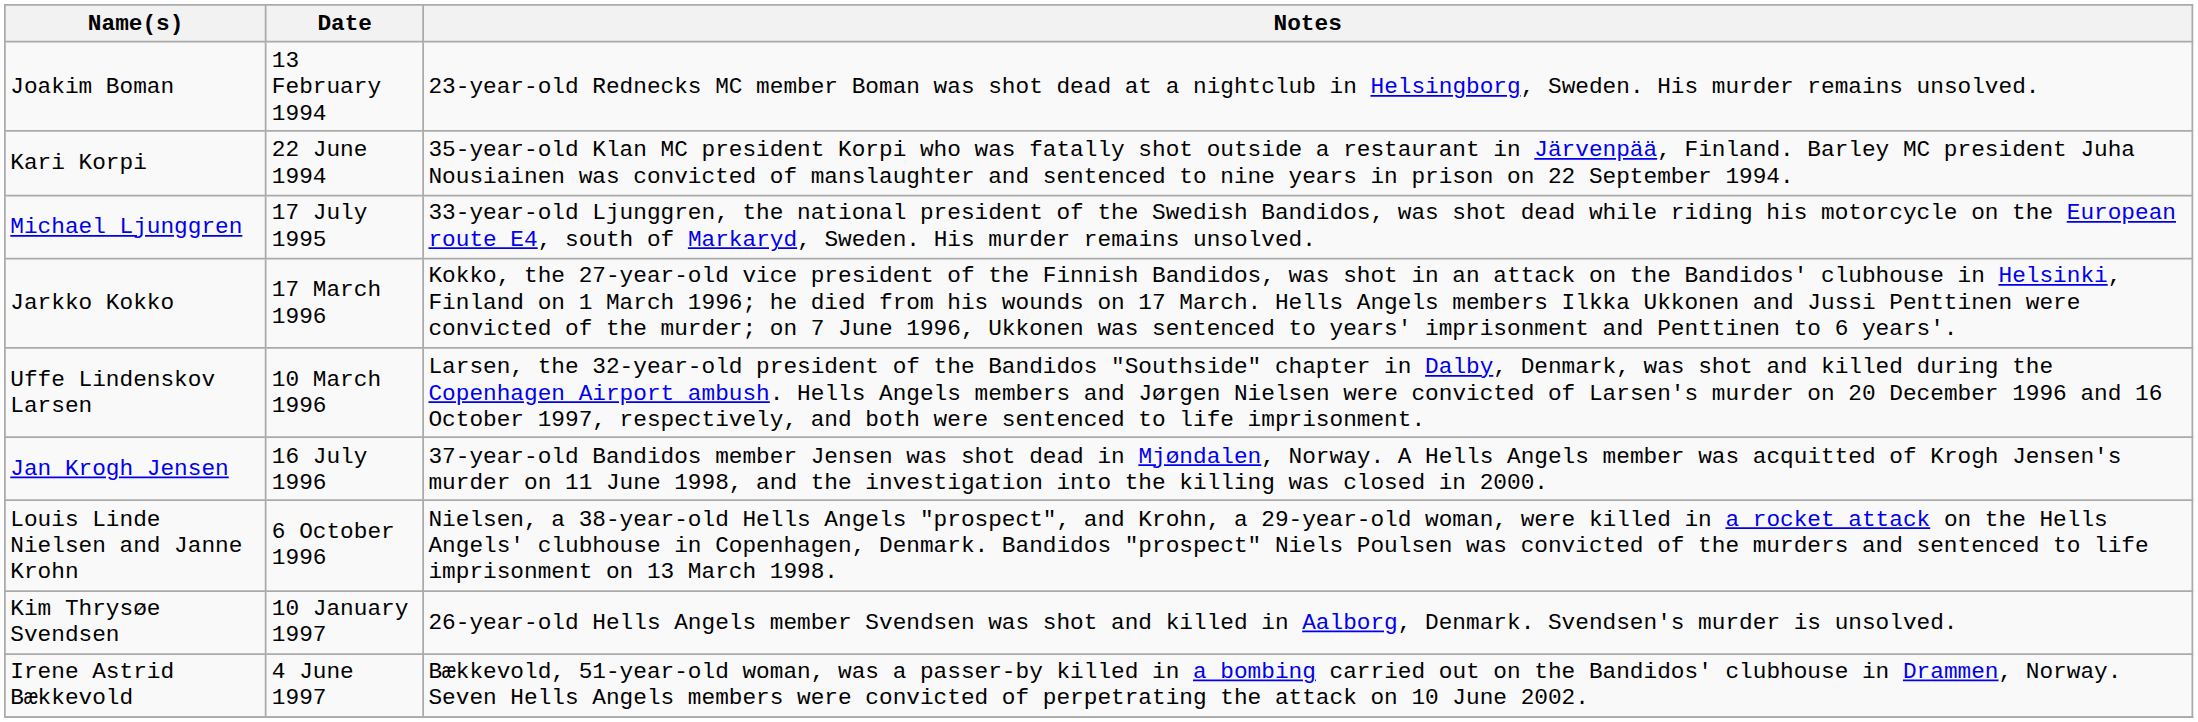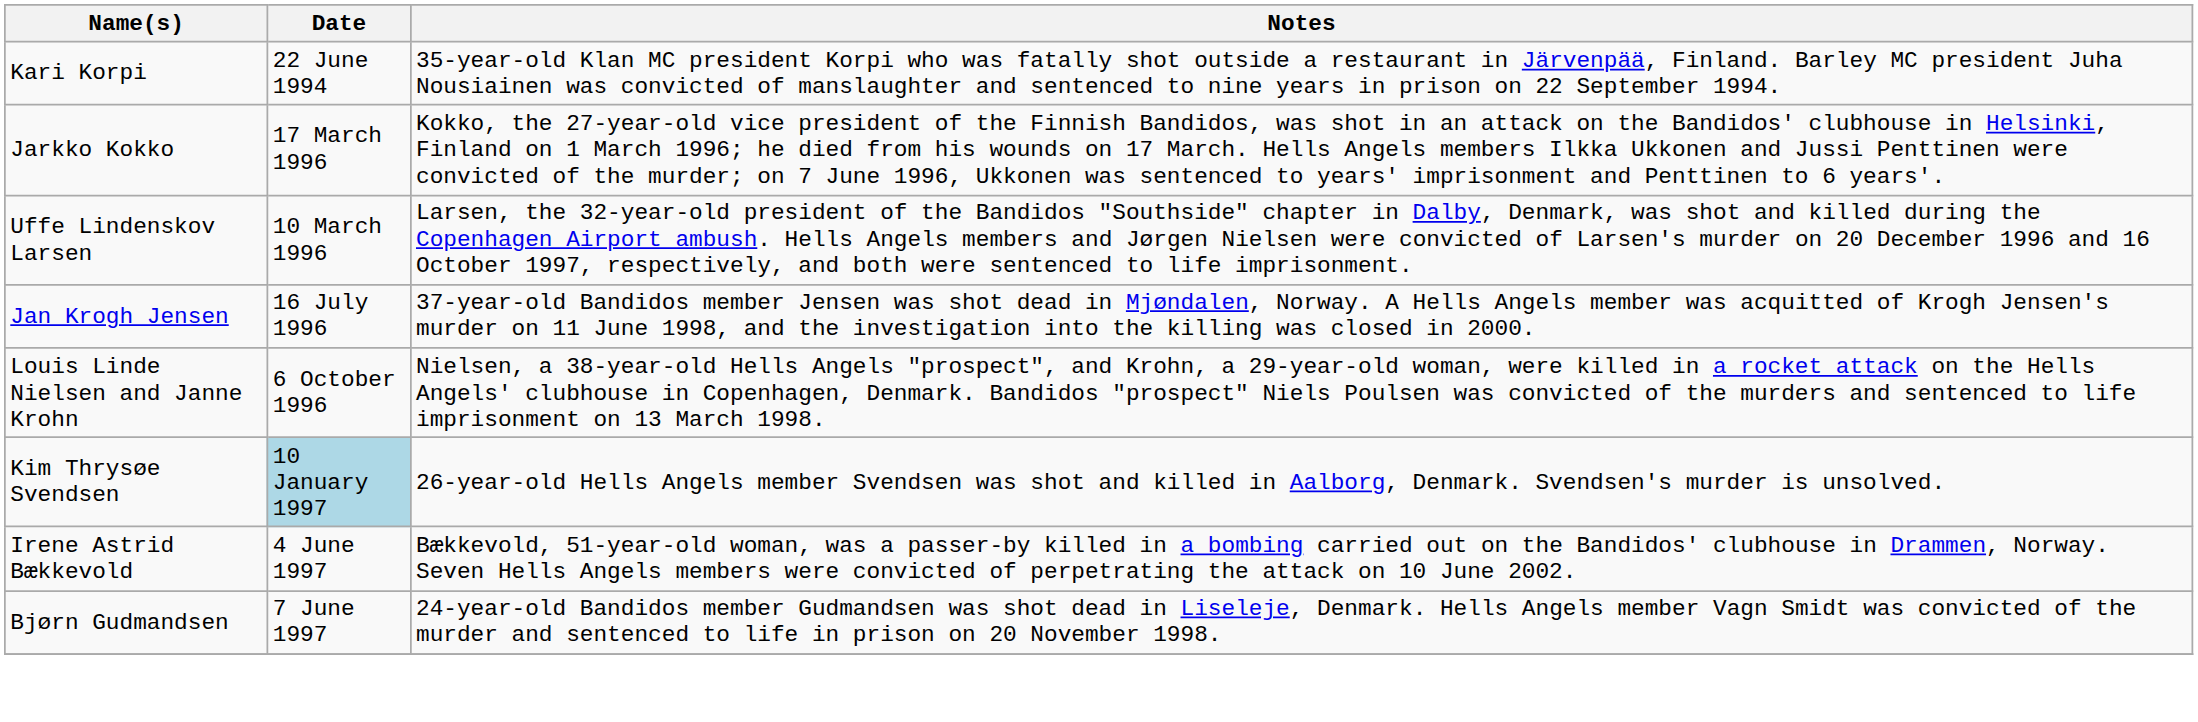- row: (92, 87)
- row: (126, 227)
(340, 622) no background -> (321, 482) lightblue background
+ row: (120, 622)
